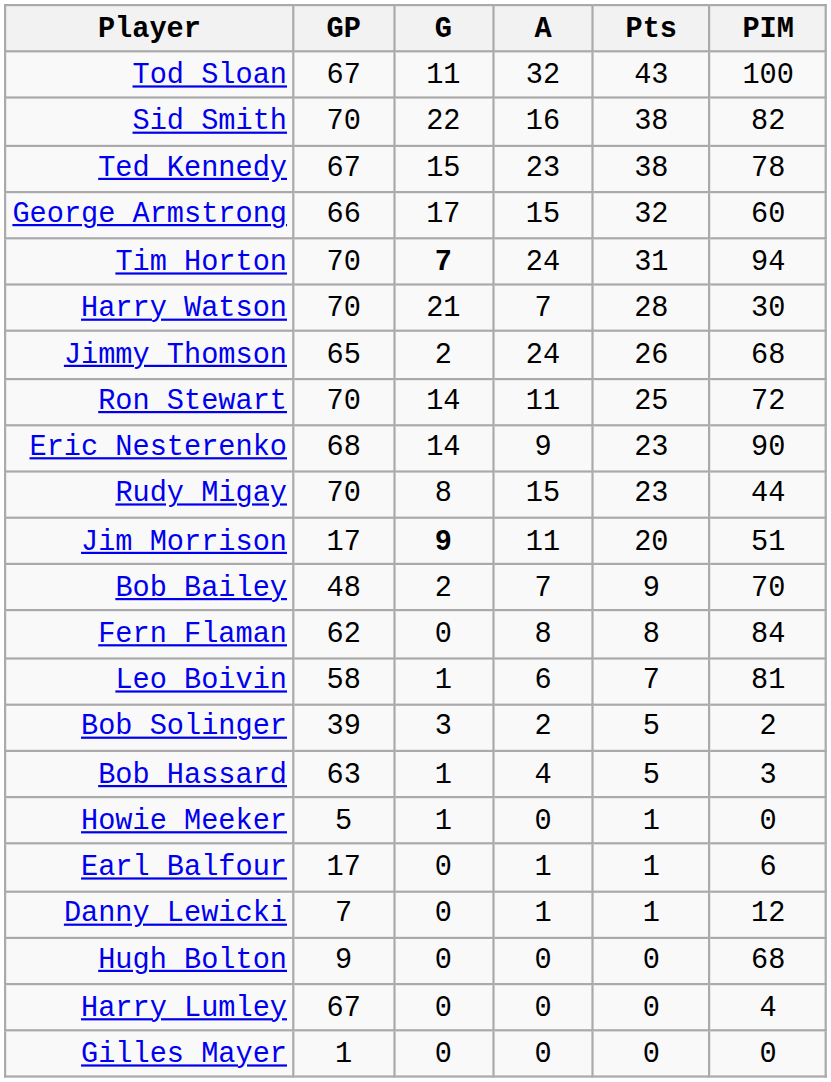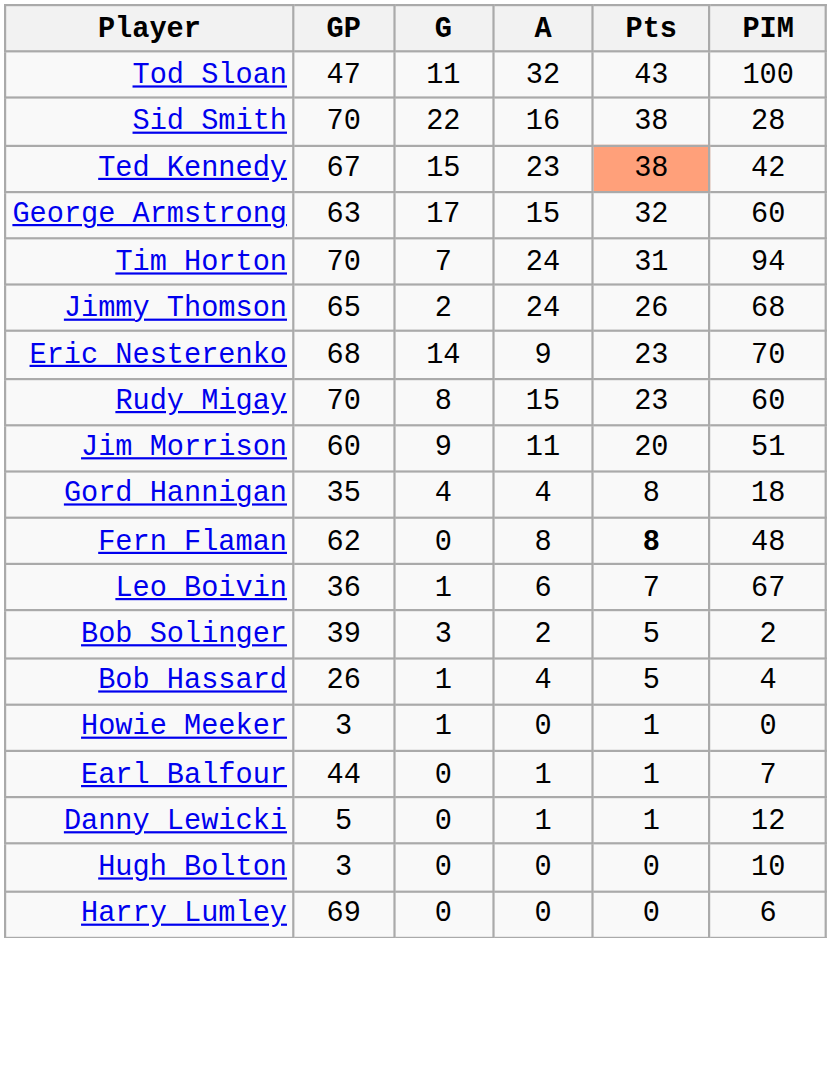(344, 75) 67 -> (344, 75) 47
(768, 122) 82 -> (768, 122) 28
(651, 168) no background -> (651, 168) lightsalmon background
(768, 168) 78 -> (768, 168) 42
(344, 215) 66 -> (344, 215) 63
(443, 261) bold -> (443, 261) normal
- row: (184, 308)
- row: (193, 401)
(768, 448) 90 -> (768, 355) 70
(768, 495) 44 -> (768, 401) 60
(344, 541) 17 -> (344, 448) 60
(443, 541) bold -> (443, 448) normal
- row: (201, 588)
+ row: (175, 495)
(651, 634) normal -> (651, 541) bold
(768, 634) 84 -> (768, 541) 48
(344, 681) 58 -> (344, 588) 36
(768, 681) 81 -> (768, 588) 67
(344, 774) 63 -> (344, 681) 26
(768, 774) 3 -> (768, 681) 4
(344, 821) 5 -> (344, 728) 3
(344, 867) 17 -> (344, 774) 44
(768, 867) 6 -> (768, 774) 7
(344, 914) 7 -> (344, 821) 5
(344, 961) 9 -> (344, 867) 3
(768, 961) 68 -> (768, 867) 10
(344, 1007) 67 -> (344, 914) 69
(768, 1007) 4 -> (768, 914) 6
- row: (184, 1054)
